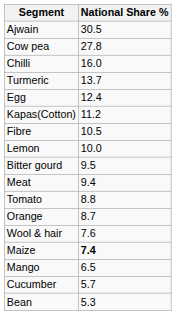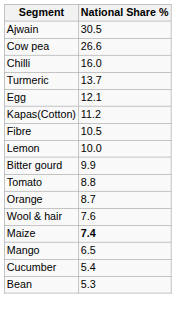(91, 47) 27.8 -> (91, 47) 26.6
(91, 98) 12.4 -> (91, 98) 12.1
(88, 166) 9.5 -> (88, 166) 9.9
- row: (19, 183)
(88, 285) 5.7 -> (88, 268) 5.4
